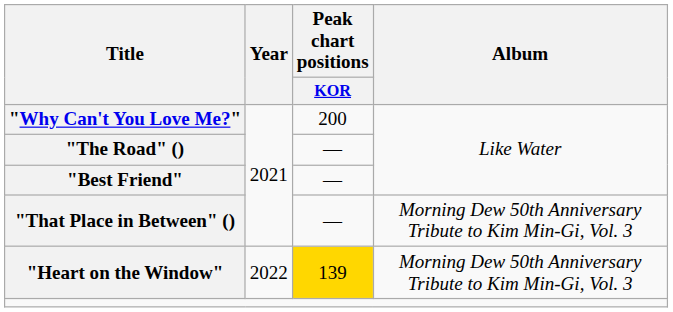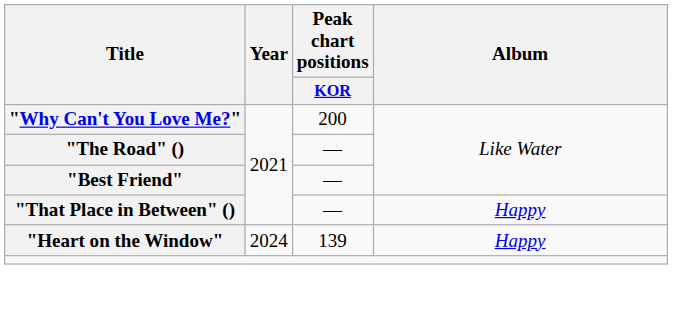(520, 220) Morning Dew 50th Anniversary Tribute to Kim Min-Gi, Vol. 3 -> (520, 209) Happy
(269, 272) 2022 -> (269, 240) 2024
(333, 272) gold background -> (333, 240) no background
(520, 272) Morning Dew 50th Anniversary Tribute to Kim Min-Gi, Vol. 3 -> (520, 240) Happy
